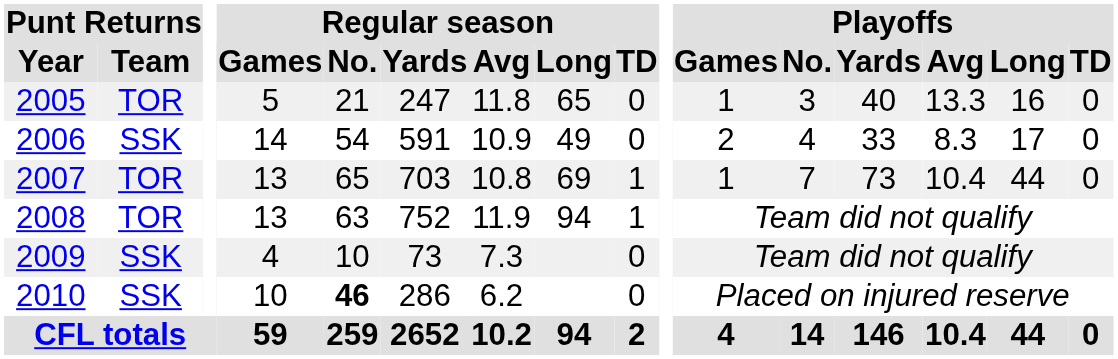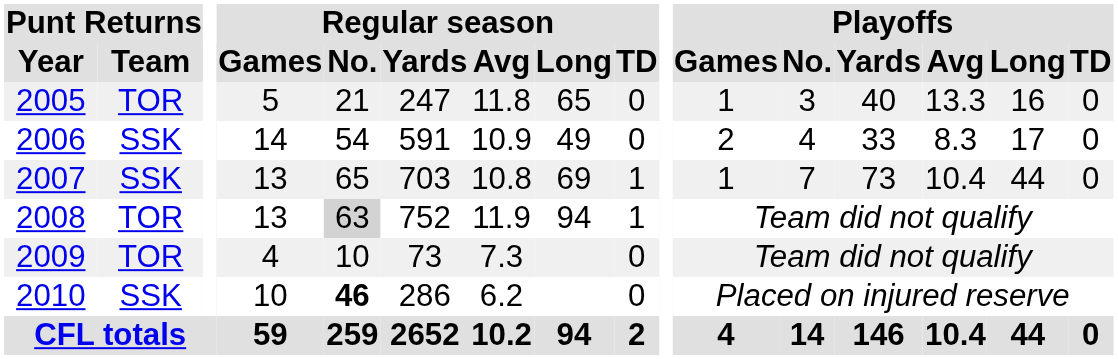(151, 179) TOR -> (151, 179) SSK
(352, 218) no background -> (352, 218) lightgrey background
(151, 257) SSK -> (151, 257) TOR
